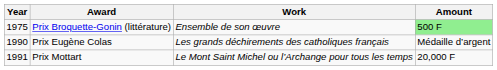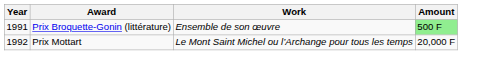(17, 27) 1975 -> (17, 27) 1991
- row: (72, 42)
(17, 57) 1991 -> (17, 42) 1992
